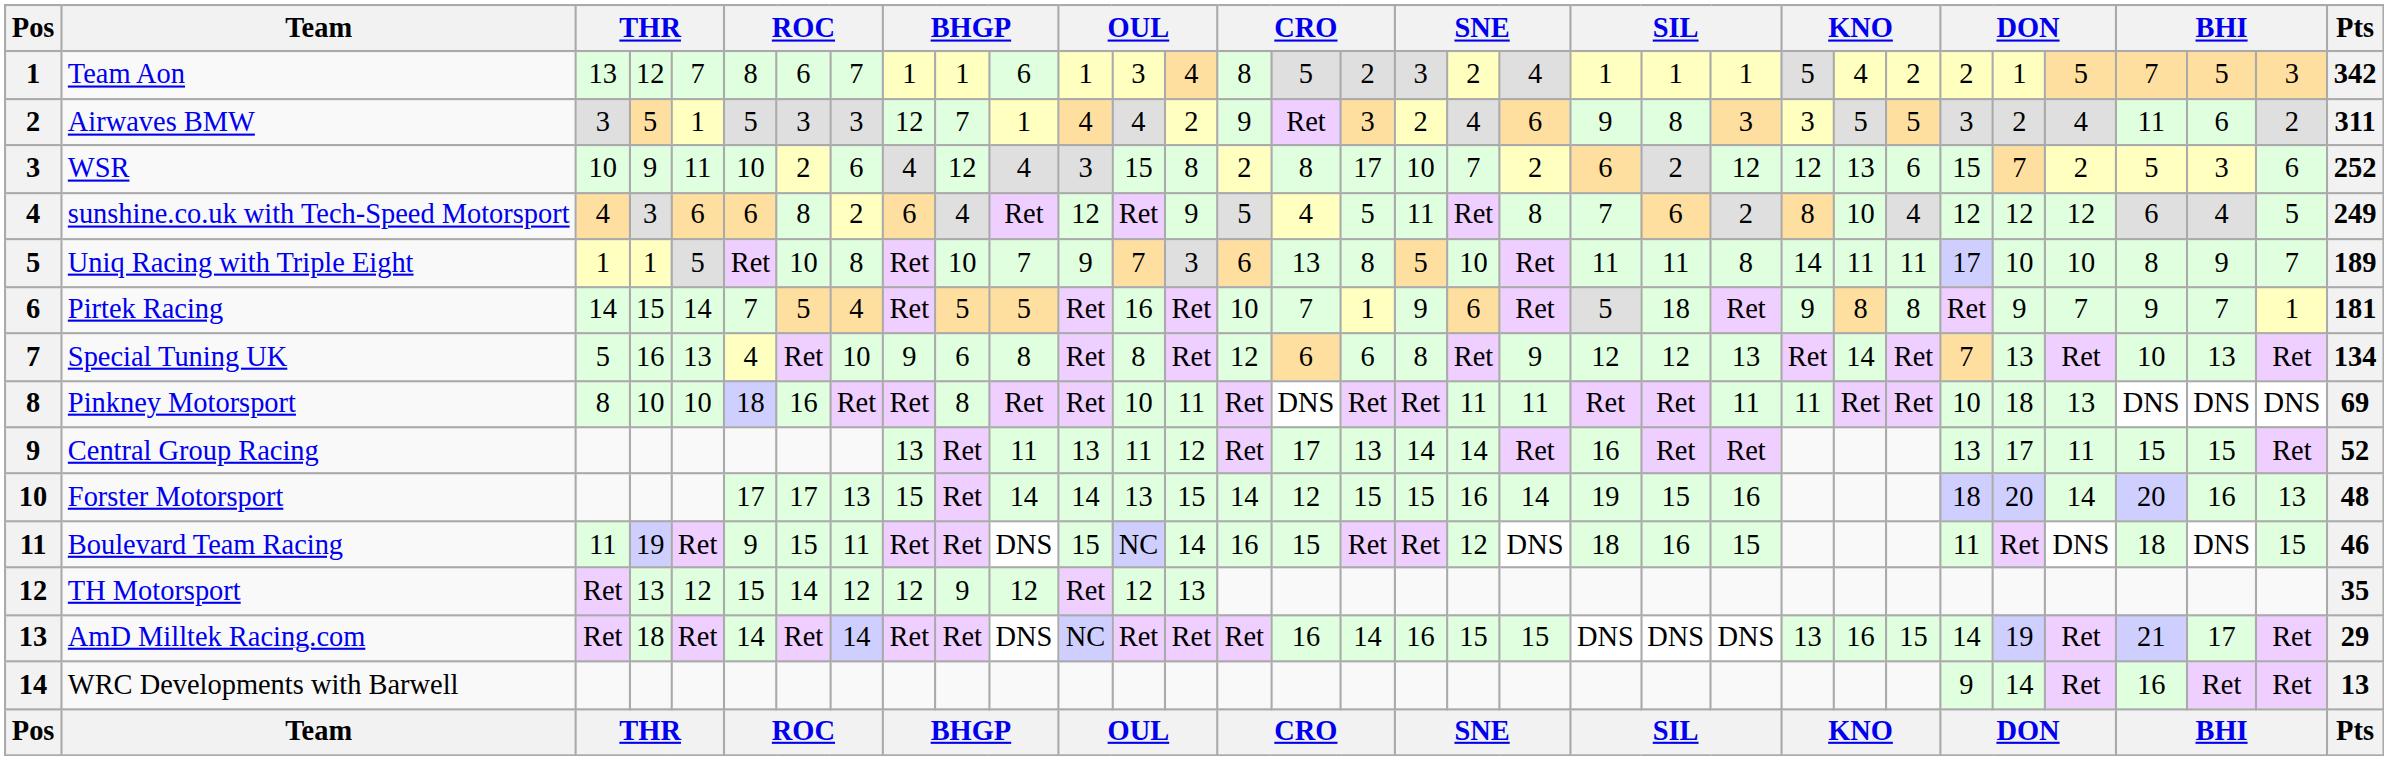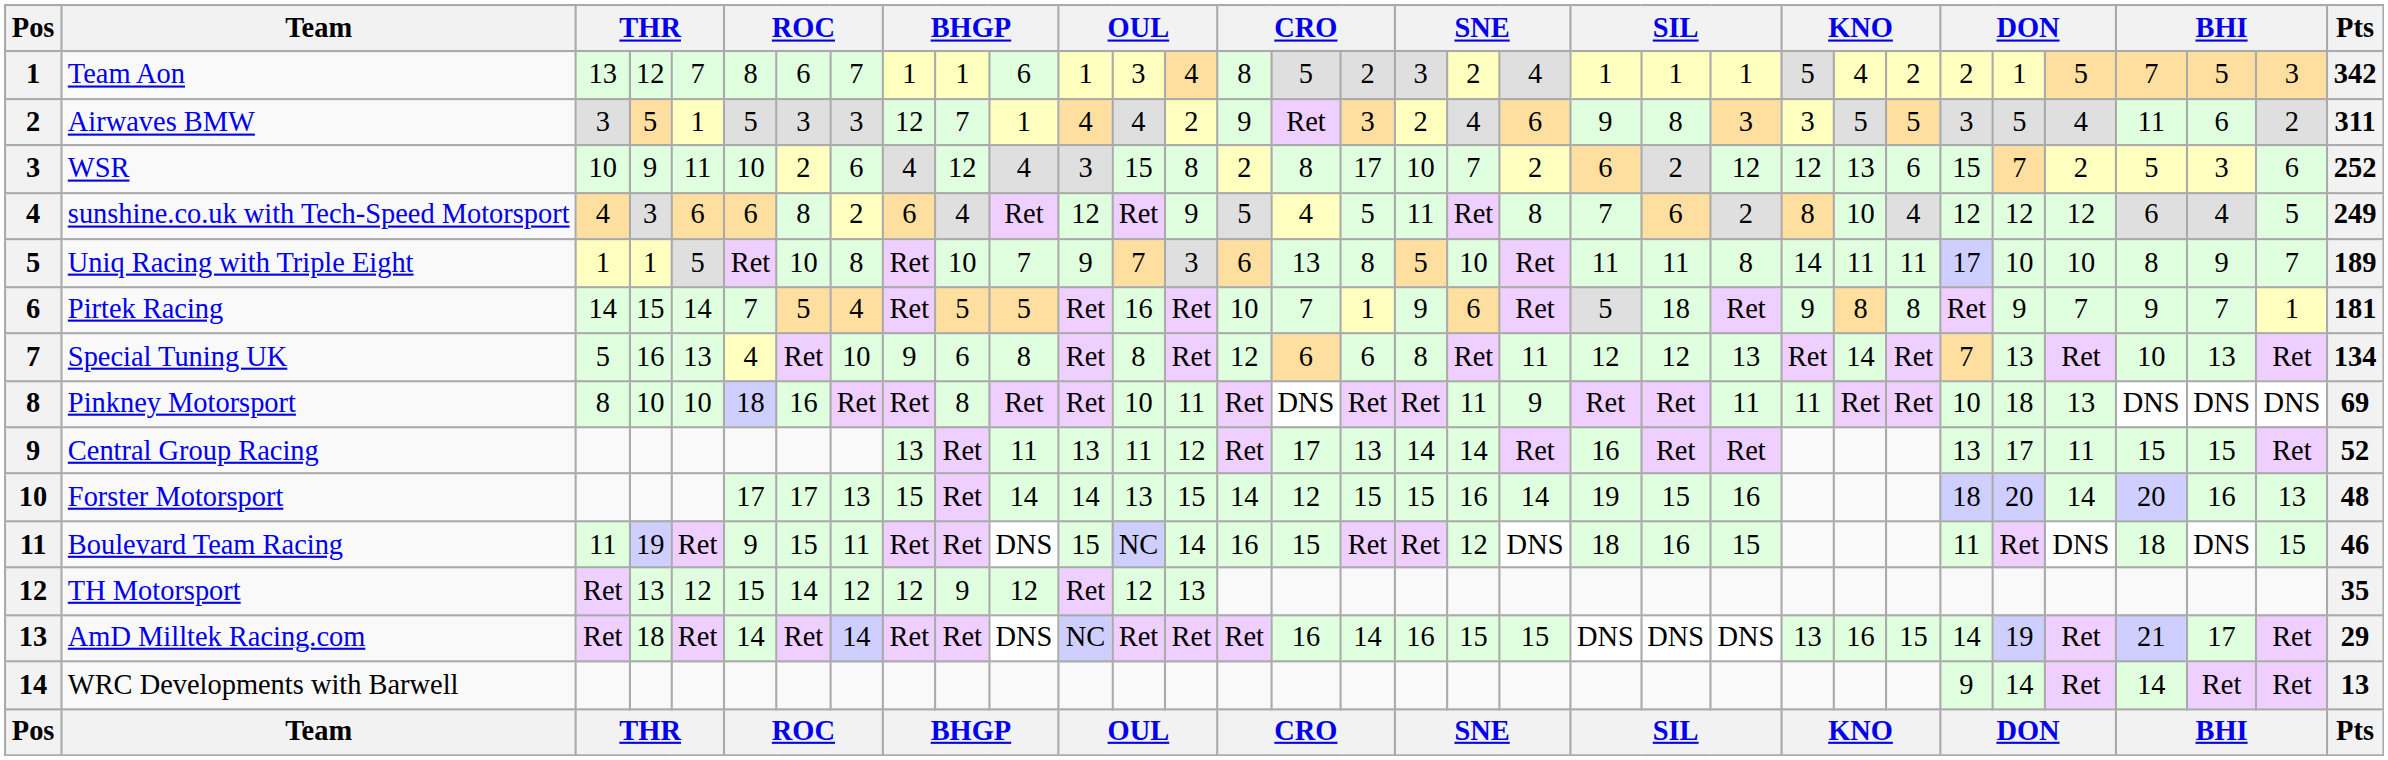(2019, 121) 2 -> (2019, 121) 5
(1535, 355) 9 -> (1535, 355) 11
(1535, 402) 11 -> (1535, 402) 9
(2151, 684) 16 -> (2151, 684) 14
